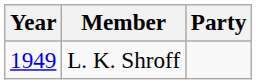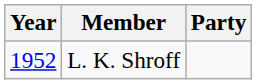(33, 59) 1949 -> (33, 59) 1952
